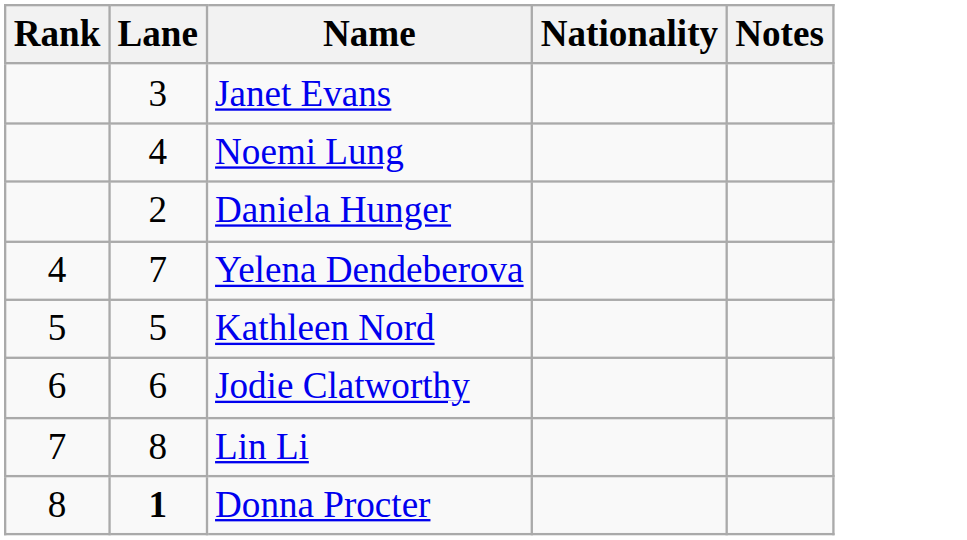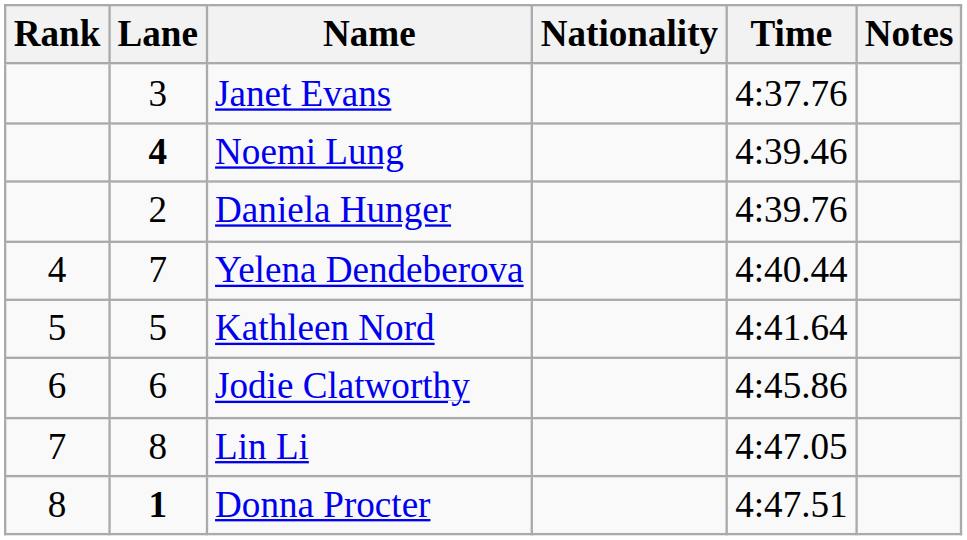+ column: (791, 33)
(158, 151) normal -> (158, 151) bold
